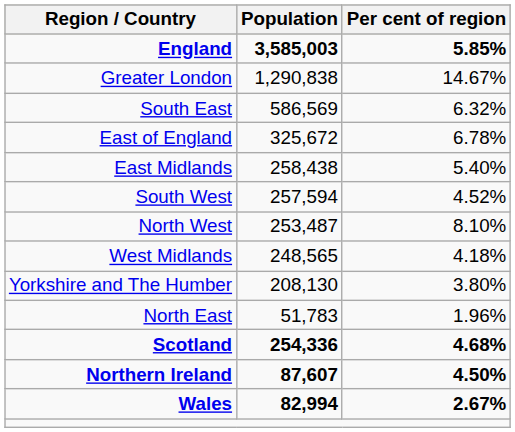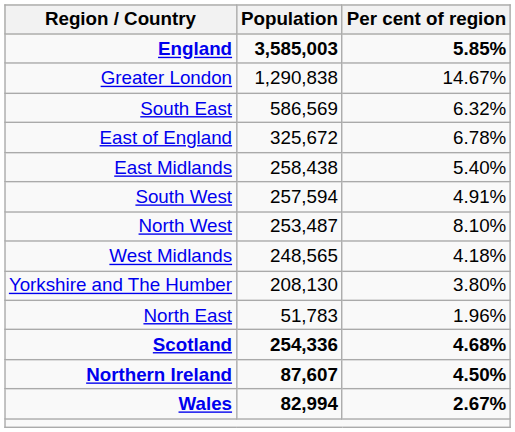(480, 197) 4.52% -> (480, 197) 4.91%
